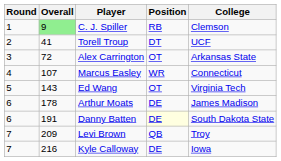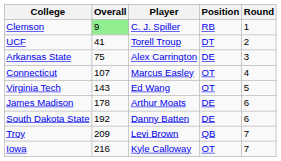columns swapped: (21, 12) <-> (233, 12)
(46, 57) 72 -> (99, 57) 75
(155, 57) OT -> (208, 57) DE
(157, 73) WR -> (208, 73) OT
(49, 118) 191 -> (102, 118) 192
(155, 118) lightyellow background -> (208, 118) no background
(155, 149) DE -> (208, 149) OT
